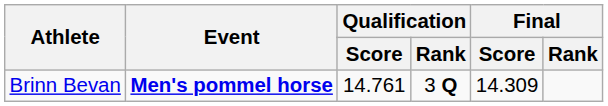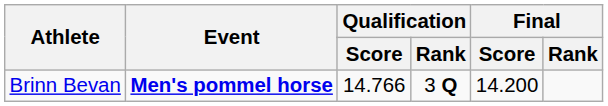(374, 86) 14.761 -> (374, 86) 14.766
(507, 86) 14.309 -> (507, 86) 14.200
